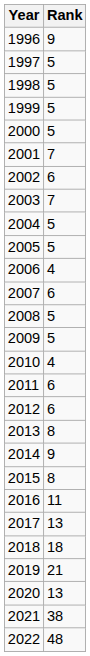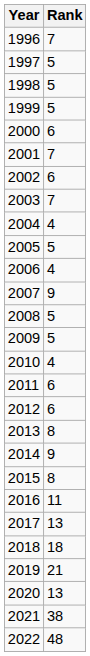(51, 39) 9 -> (51, 39) 7
(51, 131) 5 -> (51, 131) 6
(51, 223) 5 -> (51, 223) 4
(51, 293) 6 -> (51, 293) 9
